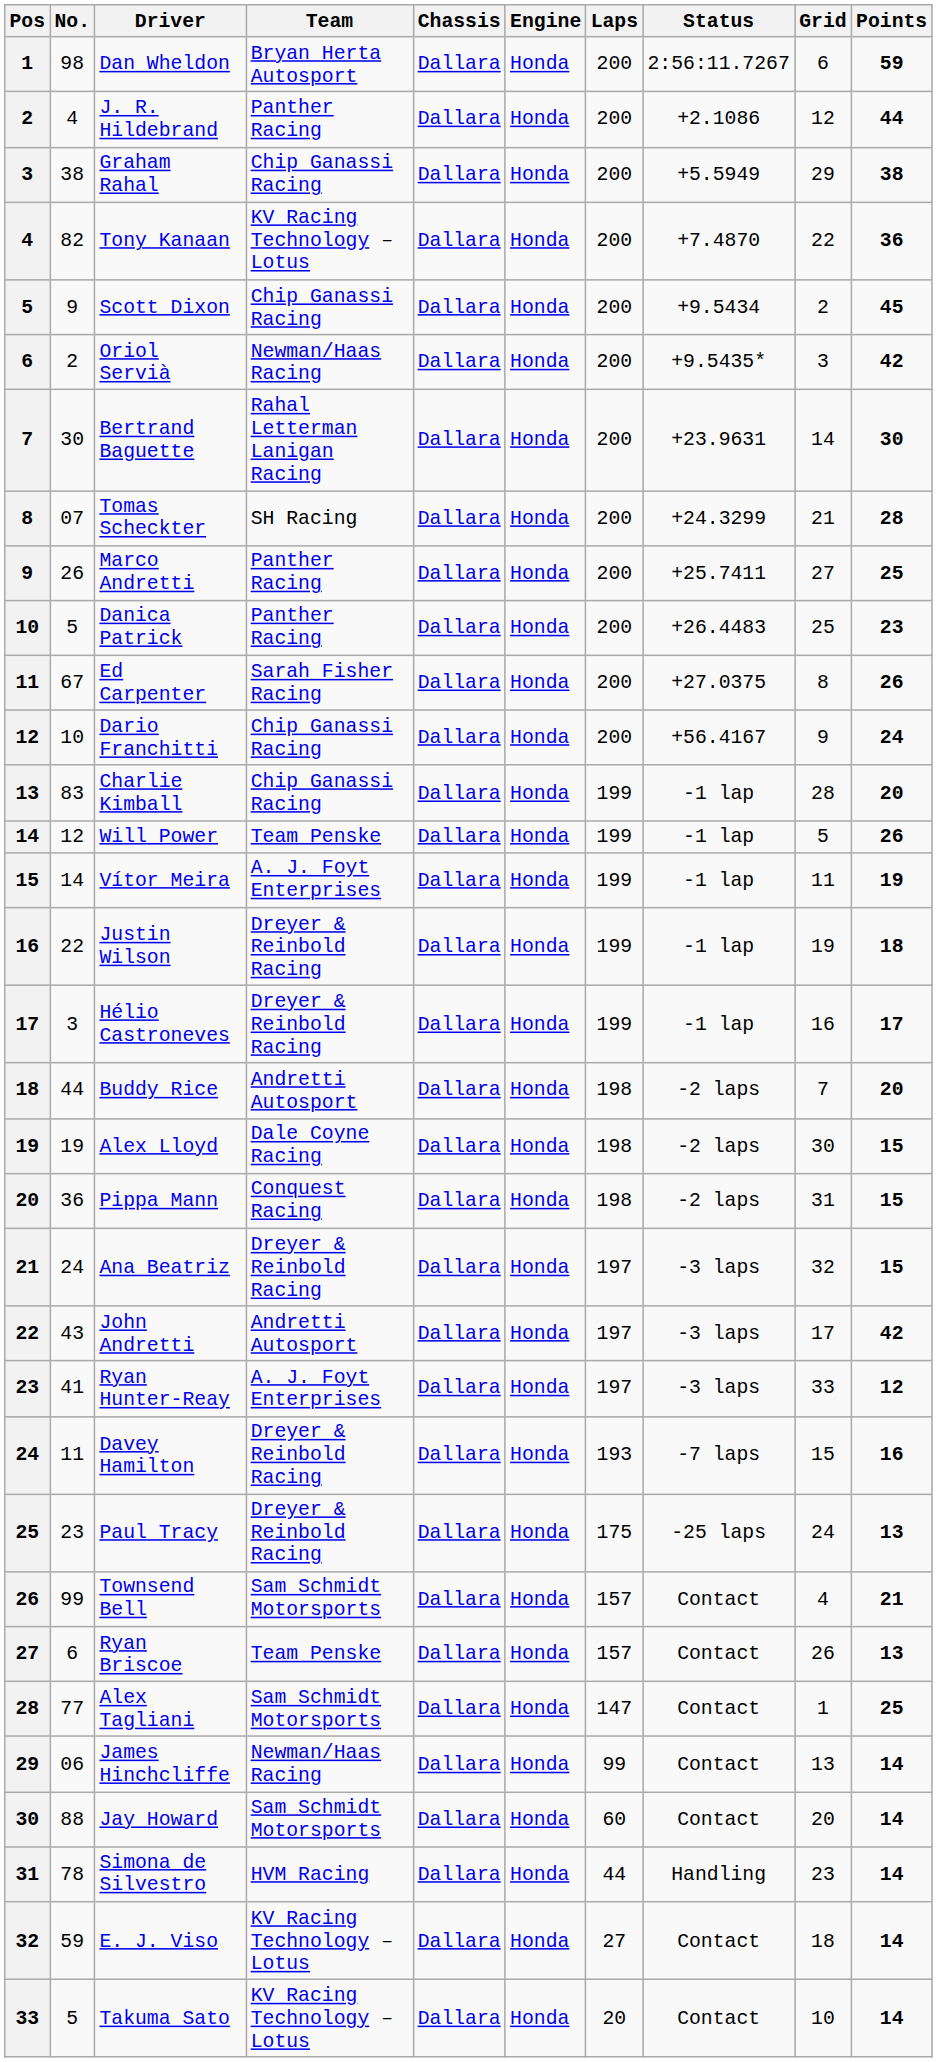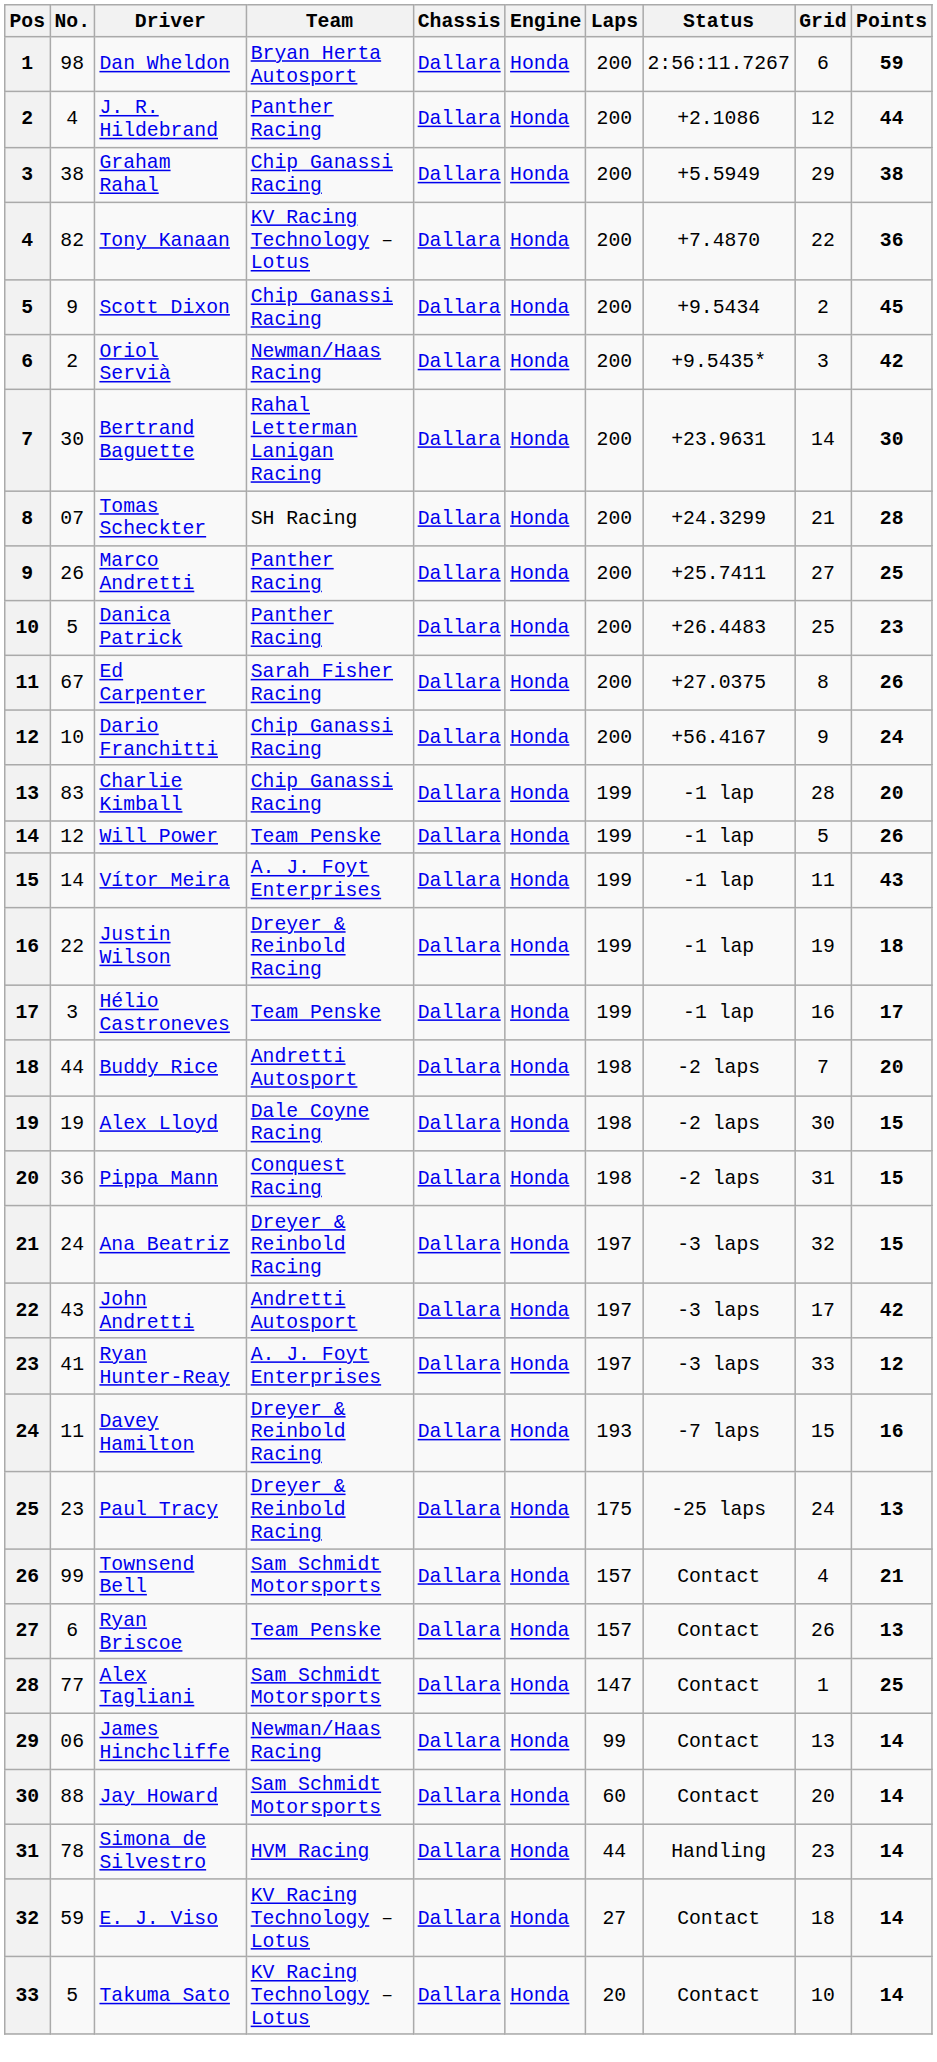(892, 880) 19 -> (892, 880) 43
(298, 1024) Dreyer & Reinbold Racing -> (316, 1013) Team Penske
